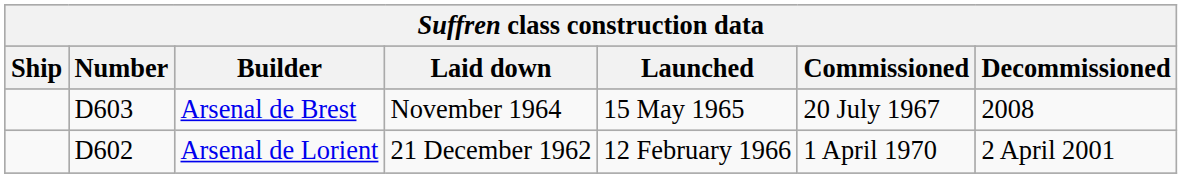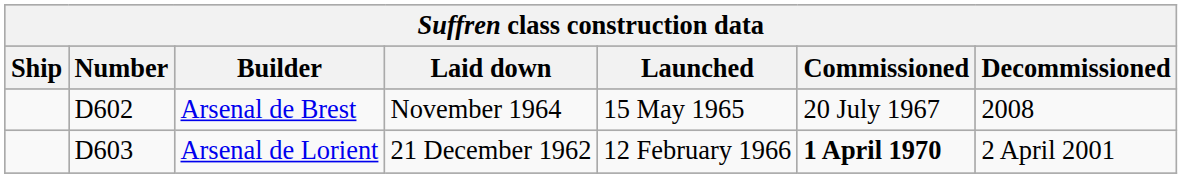(104, 109) D603 -> (104, 109) D602
(104, 151) D602 -> (104, 151) D603
(870, 151) normal -> (872, 151) bold
